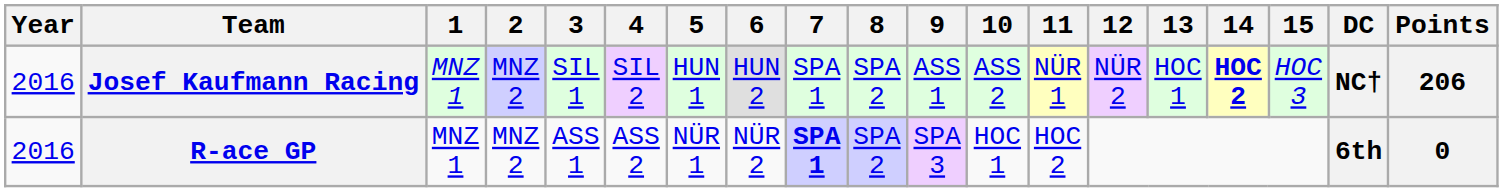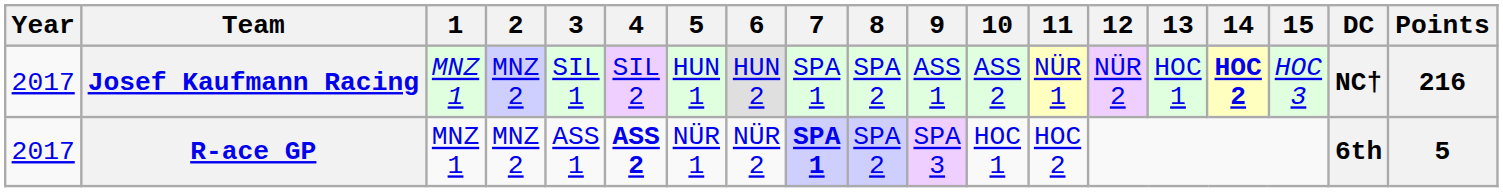(43, 82) 2016 -> (43, 82) 2017
(1442, 82) 206 -> (1442, 82) 216
(43, 152) 2016 -> (43, 152) 2017
(636, 152) normal -> (636, 152) bold
(1442, 152) 0 -> (1442, 152) 5
